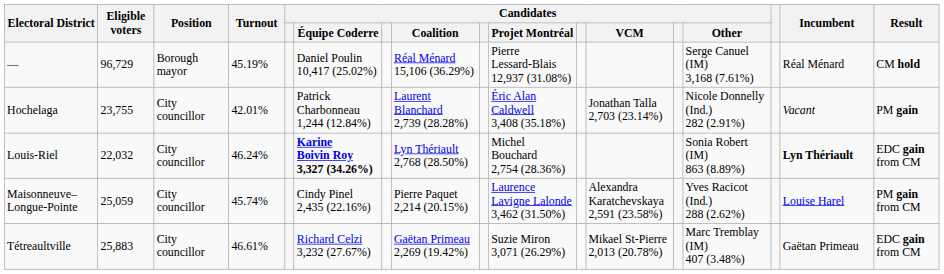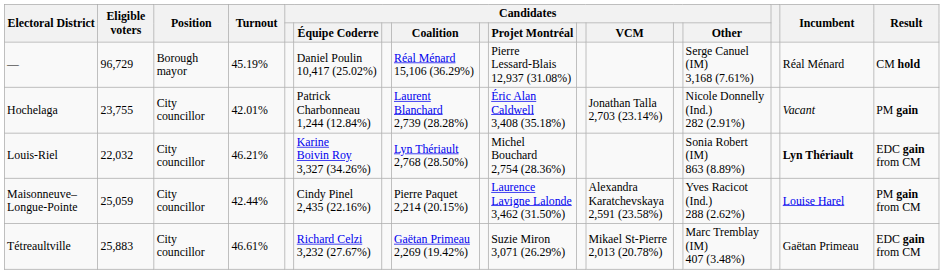(250, 155) 46.24% -> (250, 155) 46.21%
(335, 155) bold -> (334, 155) normal
(250, 201) 45.74% -> (250, 201) 42.44%
